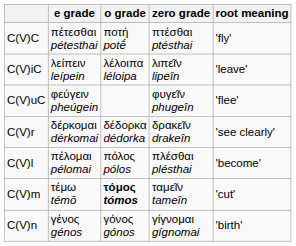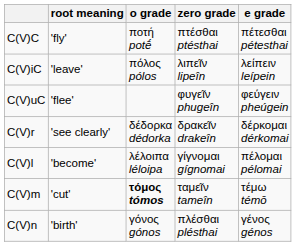columns swapped: (74, 13) <-> (252, 13)
(123, 69) λέλοιπα léloipa -> (145, 69) πόλος pólos
(119, 163) πόλος pólos -> (149, 163) λέλοιπα léloipa
(173, 163) πλέσθαι plésthai -> (201, 163) γίγνομαι gígnomai
(176, 225) γίγνομαι gígnomai -> (198, 225) πλέσθαι plésthai
